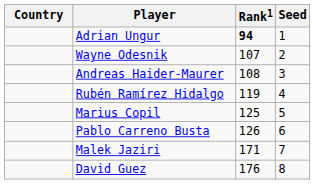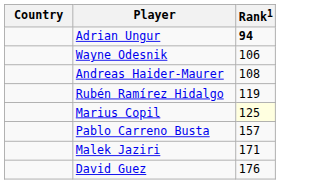- column: (293, 15)
(249, 55) 107 -> (249, 55) 106
(249, 112) no background -> (249, 112) lightyellow background
(249, 131) 126 -> (249, 131) 157
